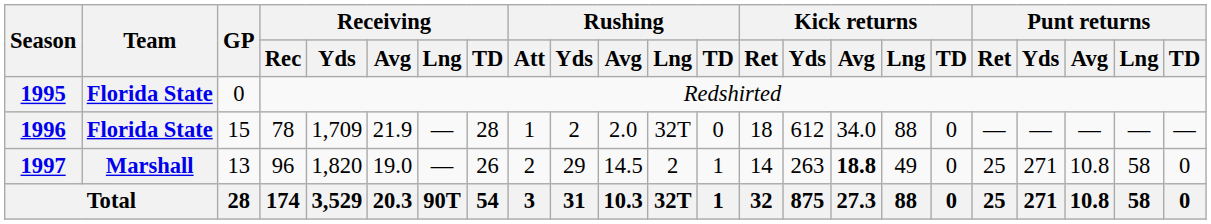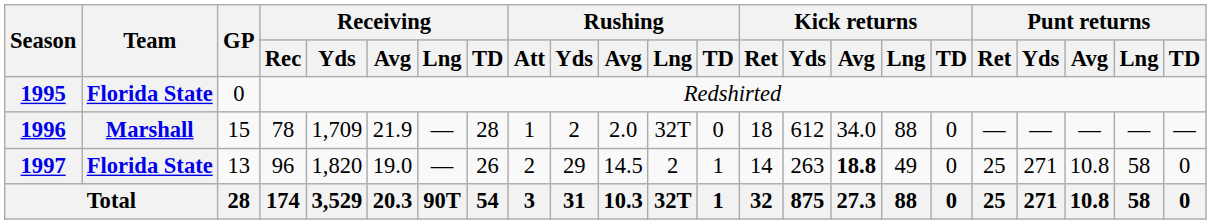(150, 129) Florida State -> (150, 129) Marshall
(150, 165) Marshall -> (150, 165) Florida State
